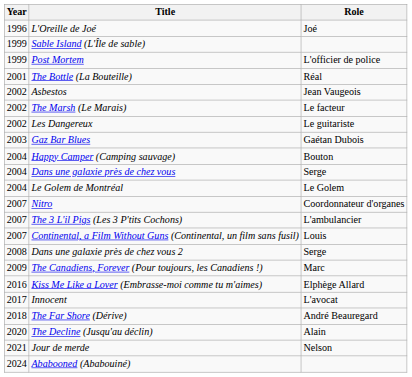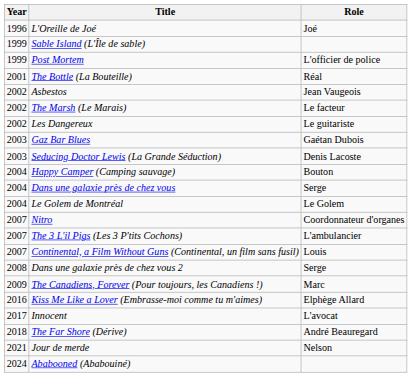+ row: (126, 156)
- row: (92, 332)
